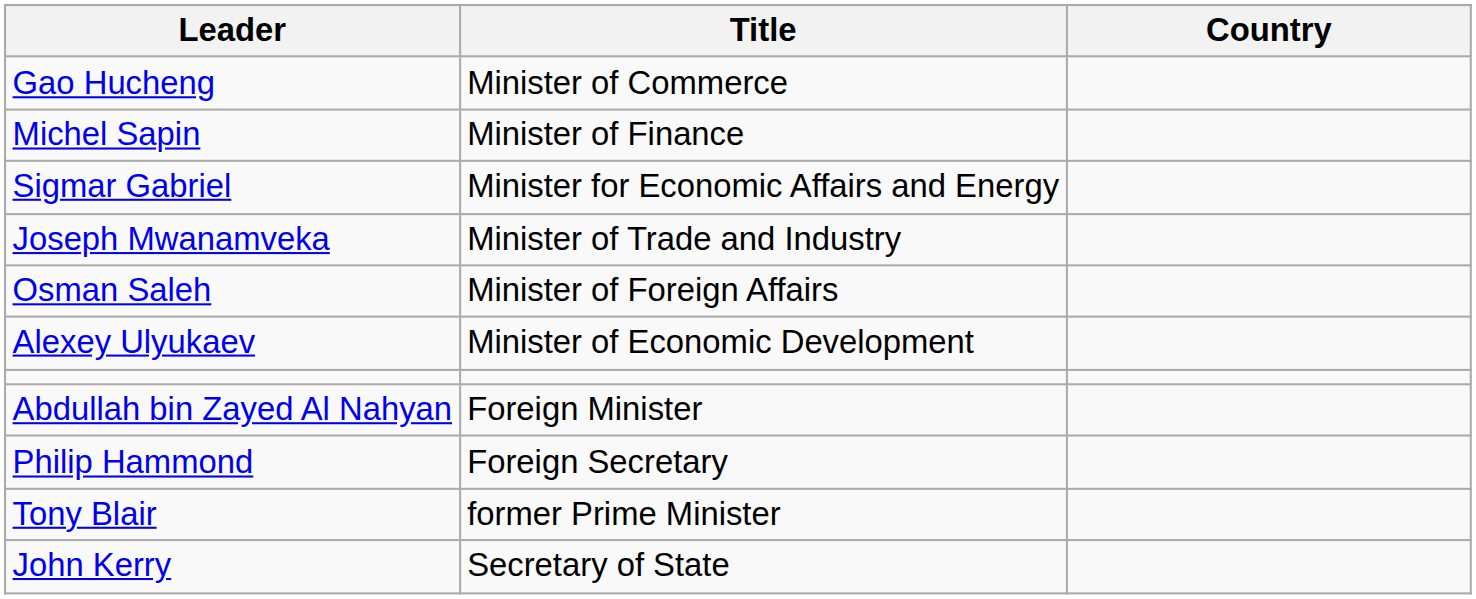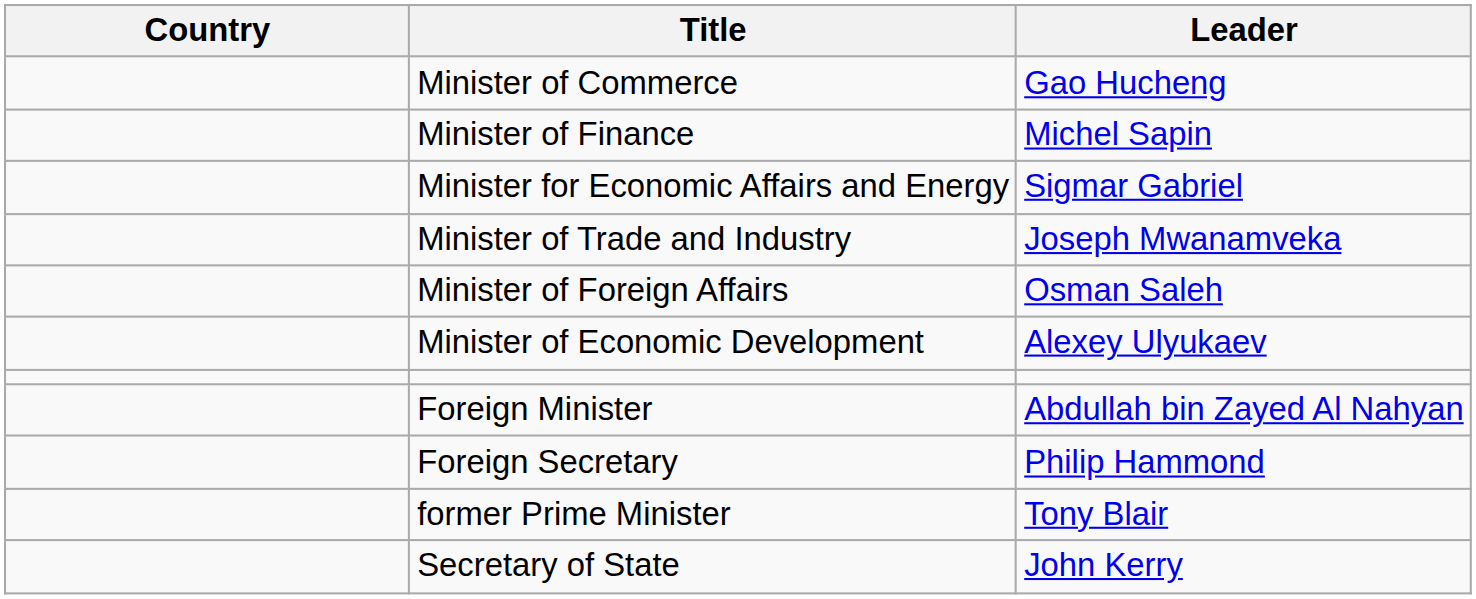columns swapped: (1269, 30) <-> (232, 30)
